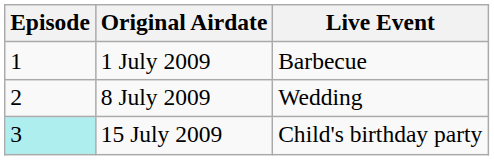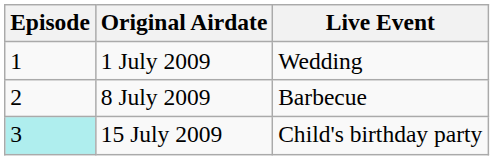(323, 60) Barbecue -> (320, 60) Wedding
(320, 97) Wedding -> (323, 97) Barbecue
